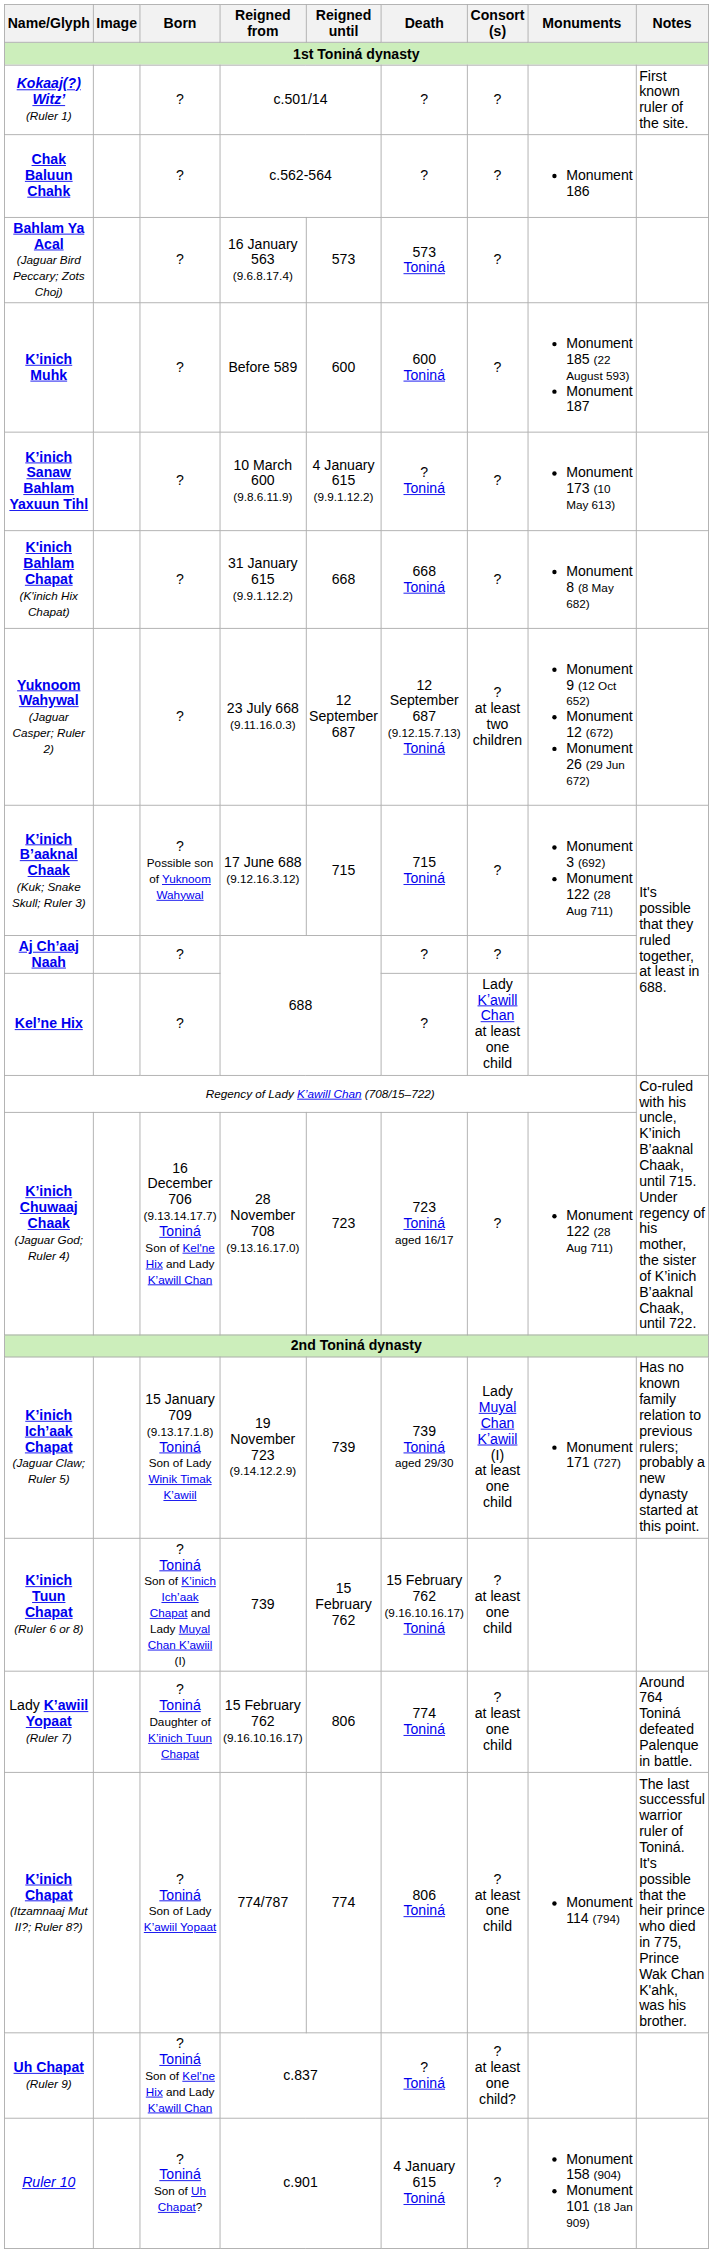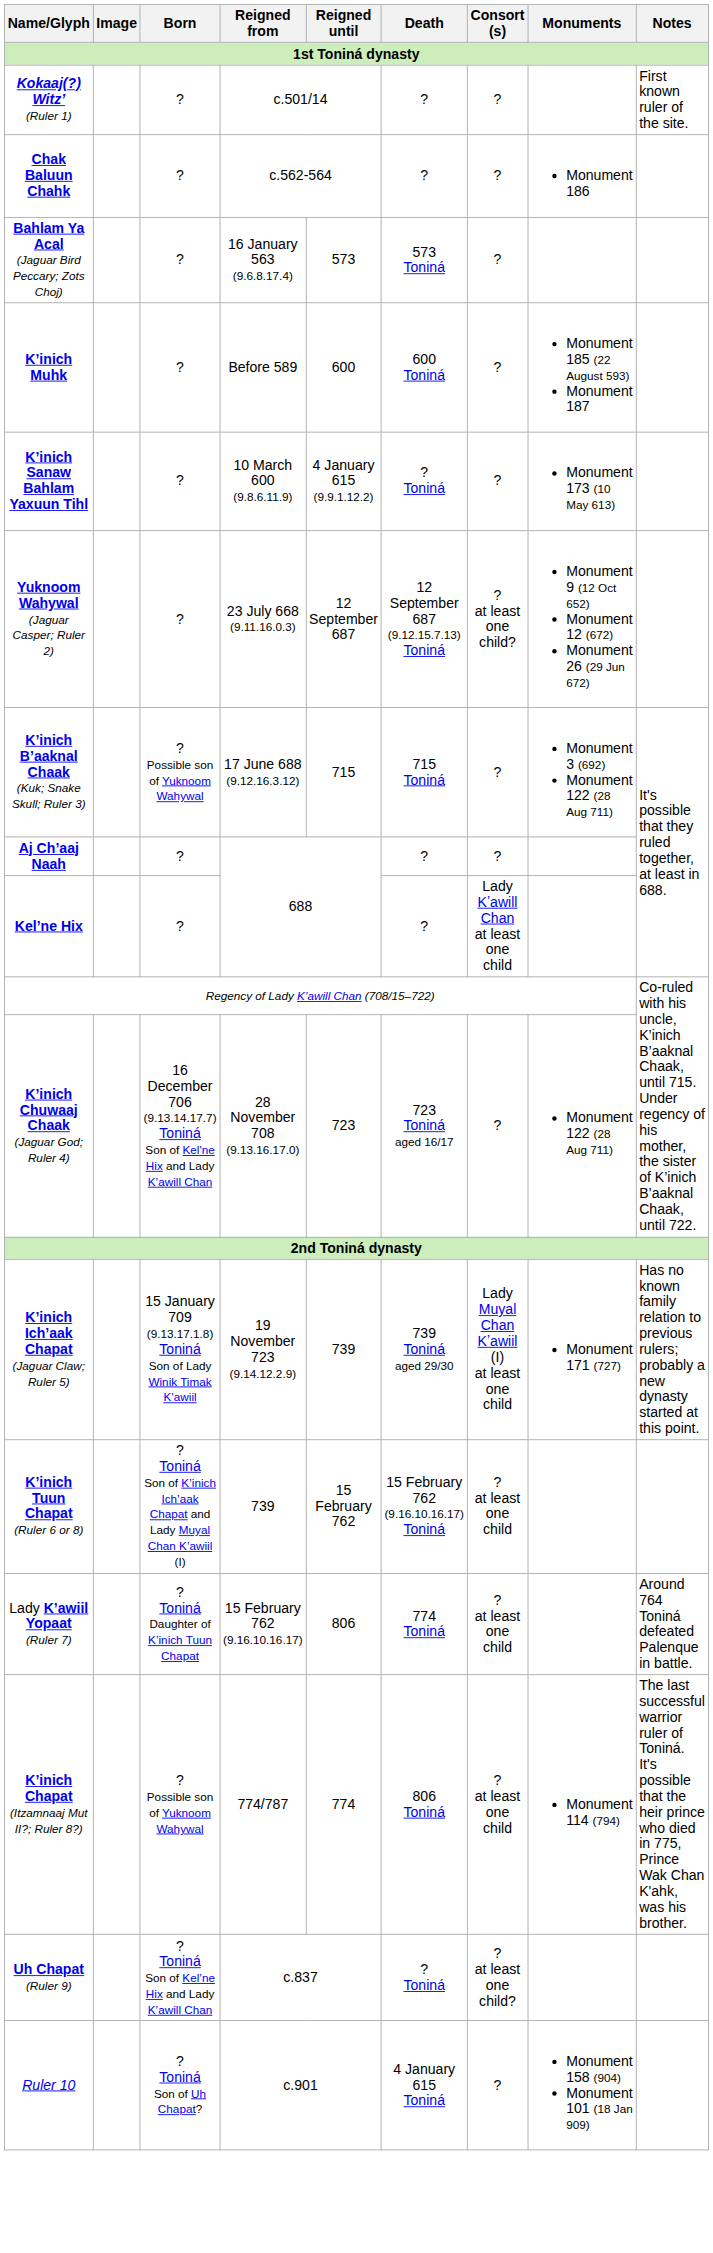- row: (49, 579)
(497, 717) ? at least two children -> (497, 619) ? at least one child?
(180, 1902) ? Toniná Son of Lady Kʼawiil Yopaat -> (180, 1804) ? Possible son of Yuknoom Wahywal
